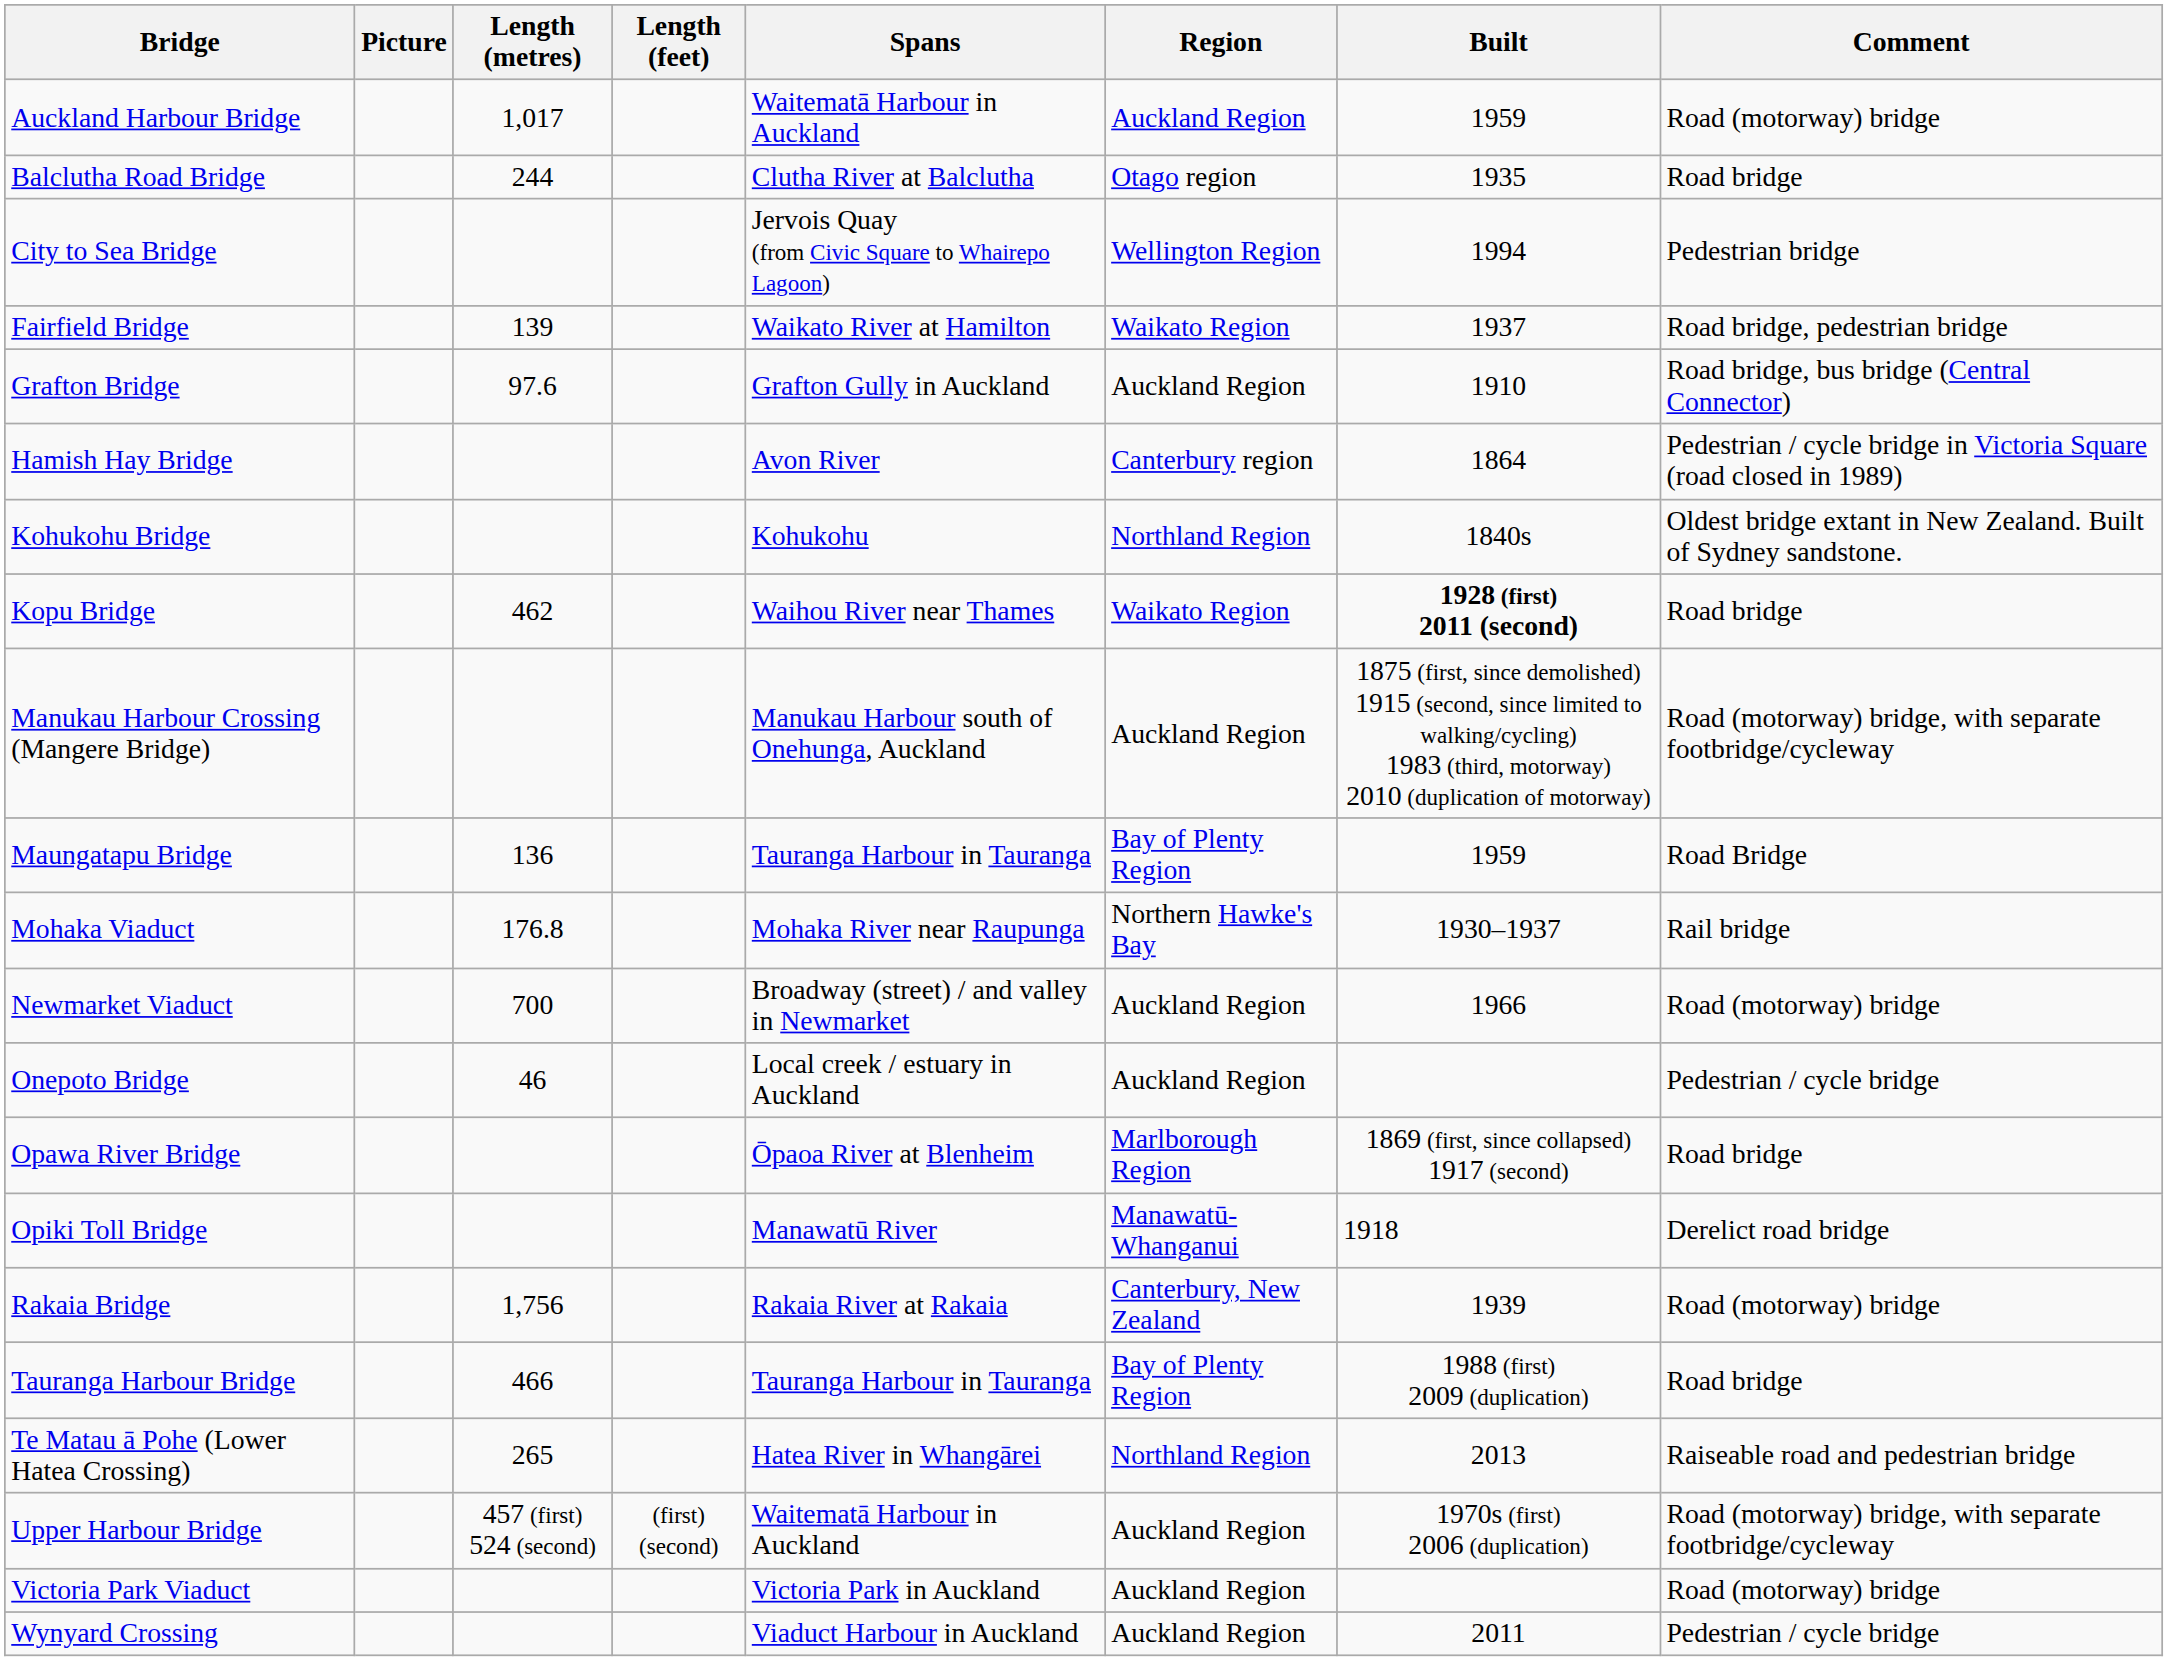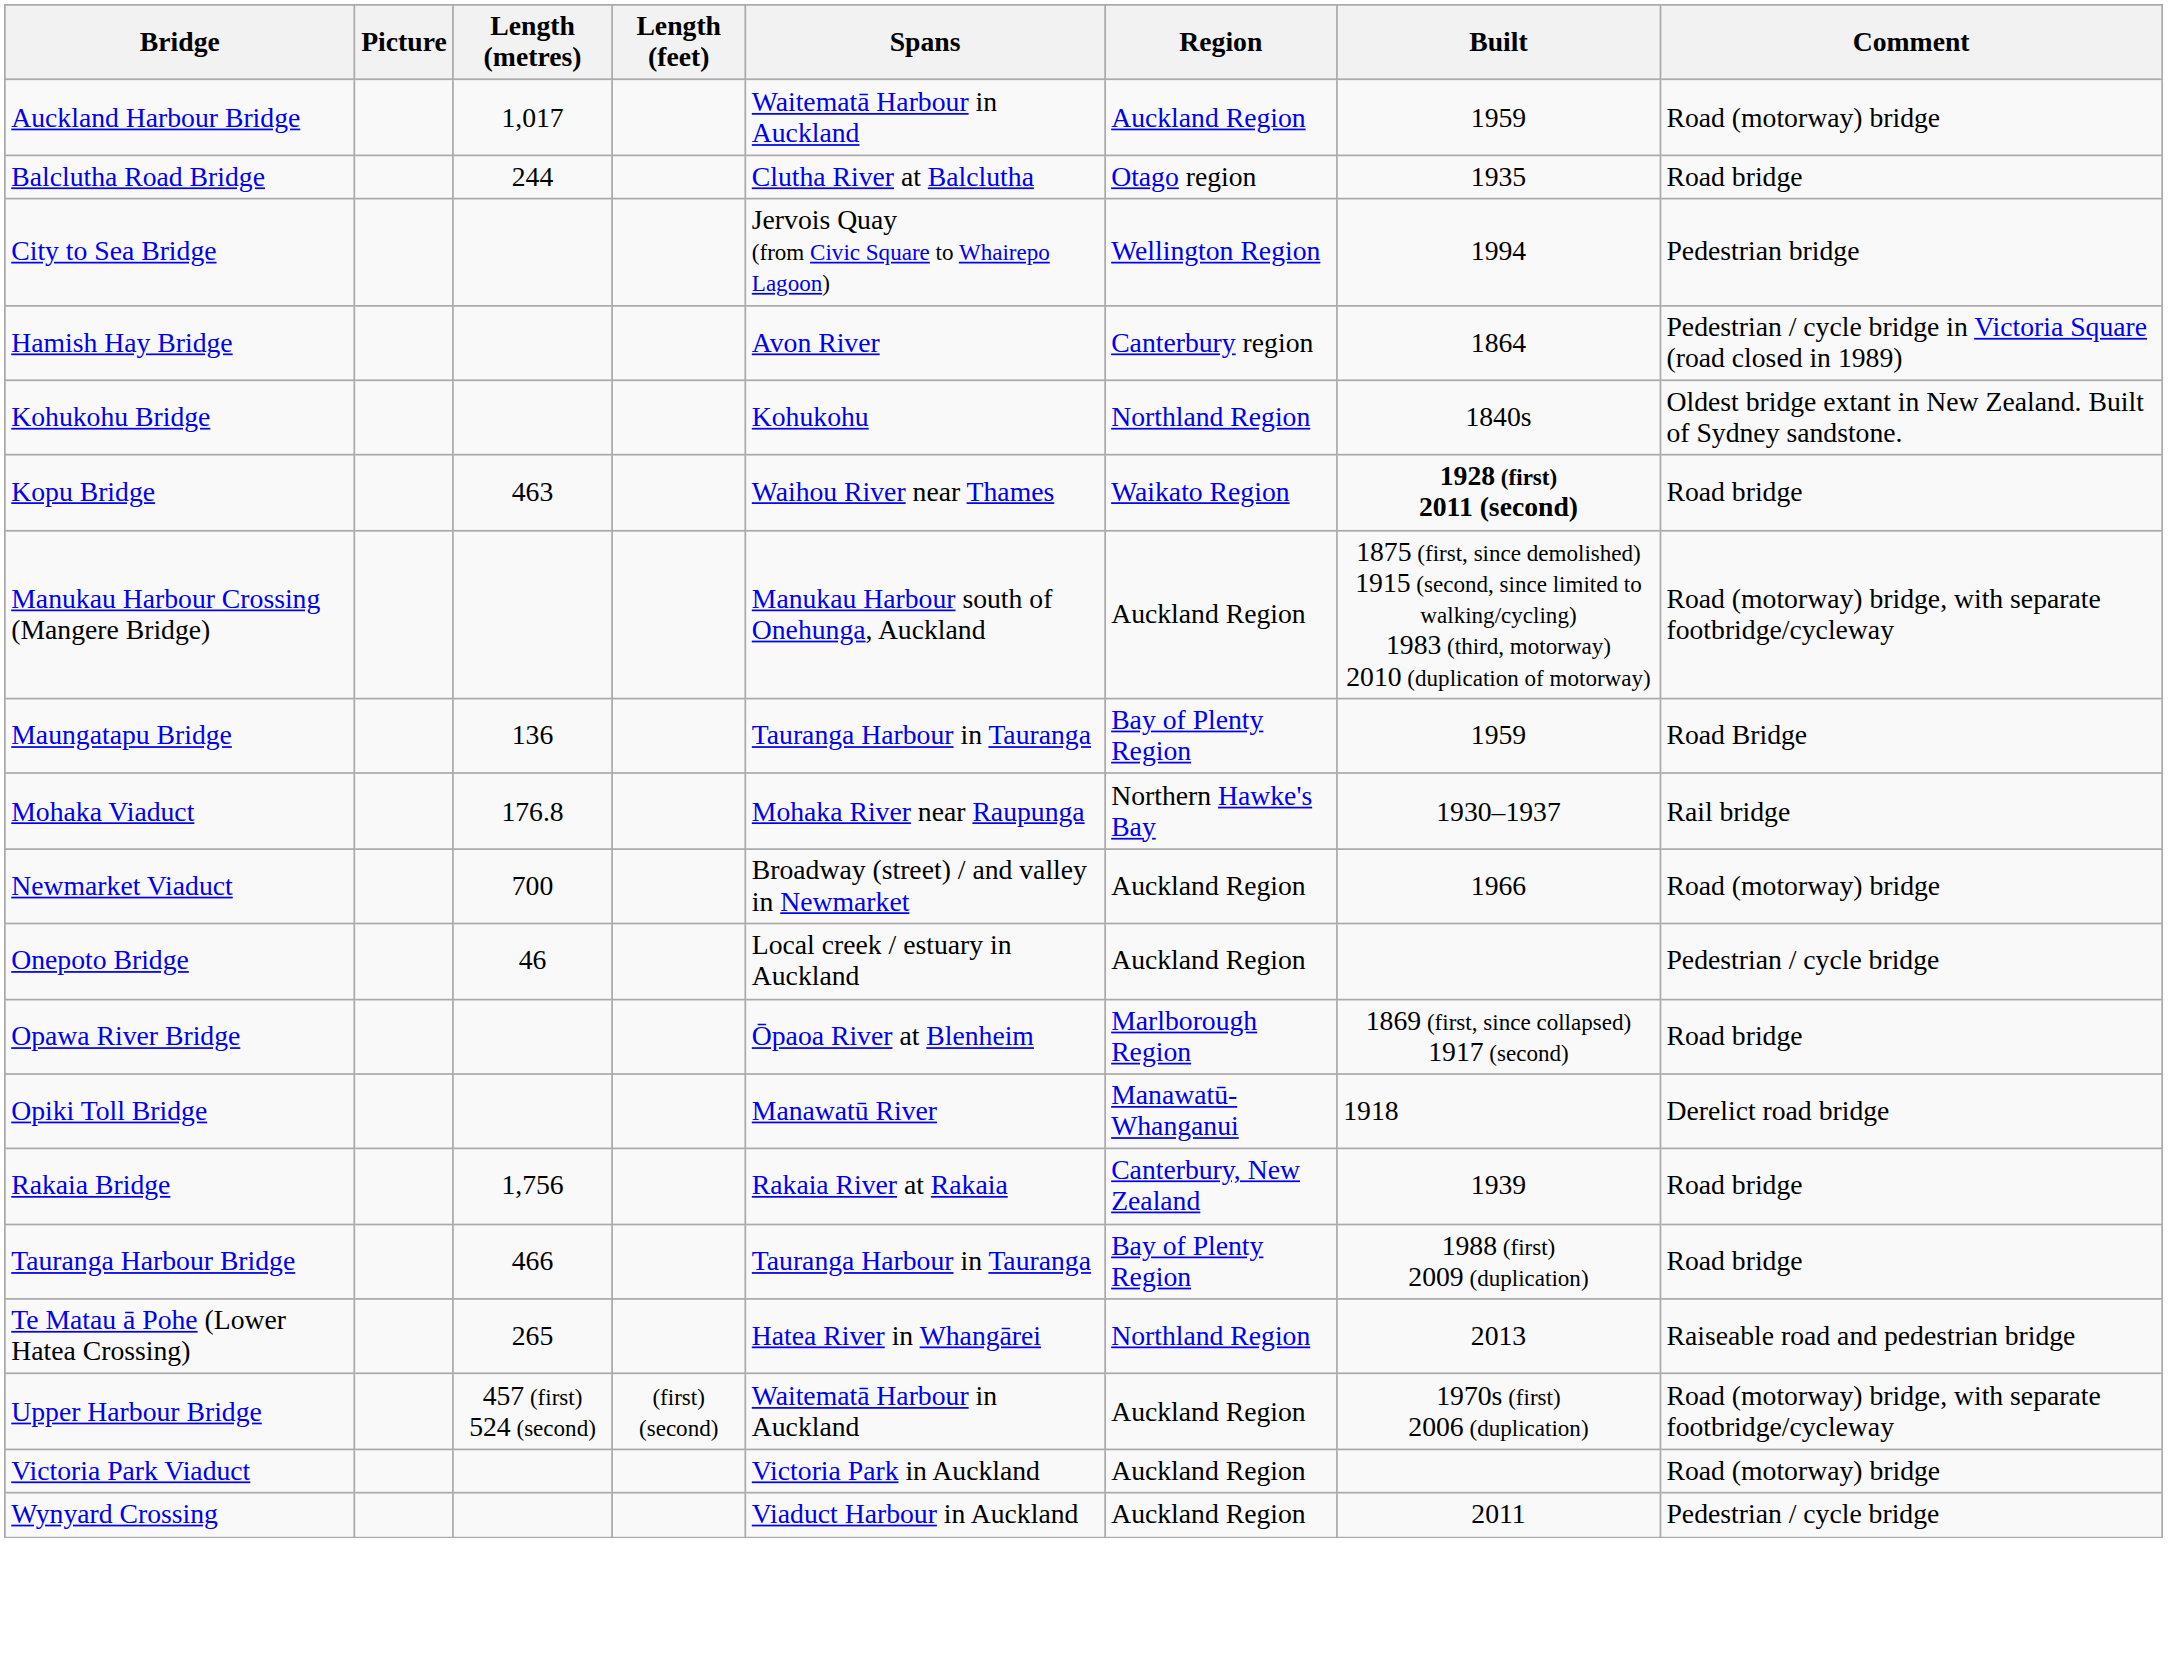- row: (100, 326)
- row: (95, 386)
(533, 611) 462 -> (533, 492) 463
(1803, 1304) Road (motorway) bridge -> (1735, 1185) Road bridge
